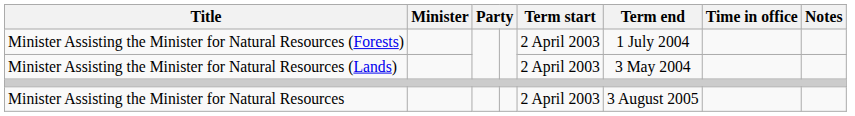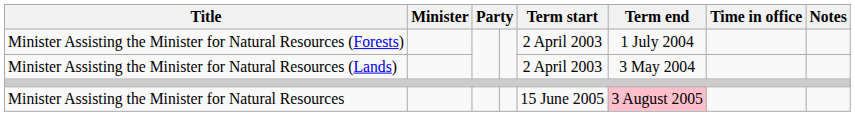(560, 98) 2 April 2003 -> (562, 98) 15 June 2005
(653, 98) no background -> (657, 98) pink background
